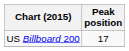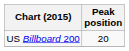(103, 38) 17 -> (103, 38) 20
